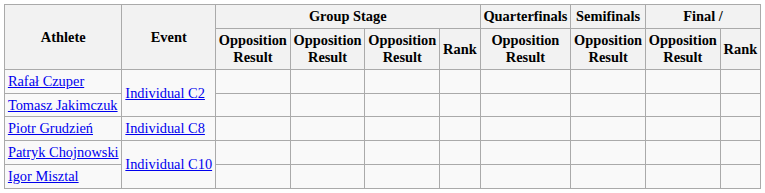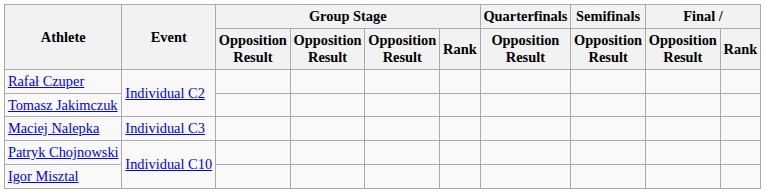+ row: (54, 128)
- row: (50, 128)
